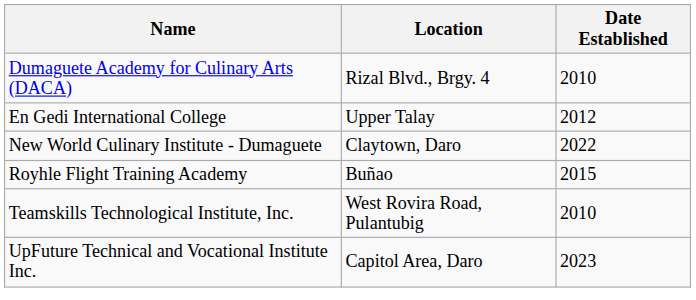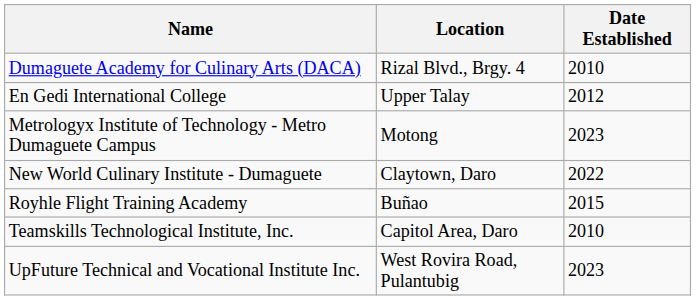+ row: (167, 135)
(414, 213) West Rovira Road, Pulantubig -> (449, 231) Capitol Area, Daro
(414, 262) Capitol Area, Daro -> (449, 270) West Rovira Road, Pulantubig
